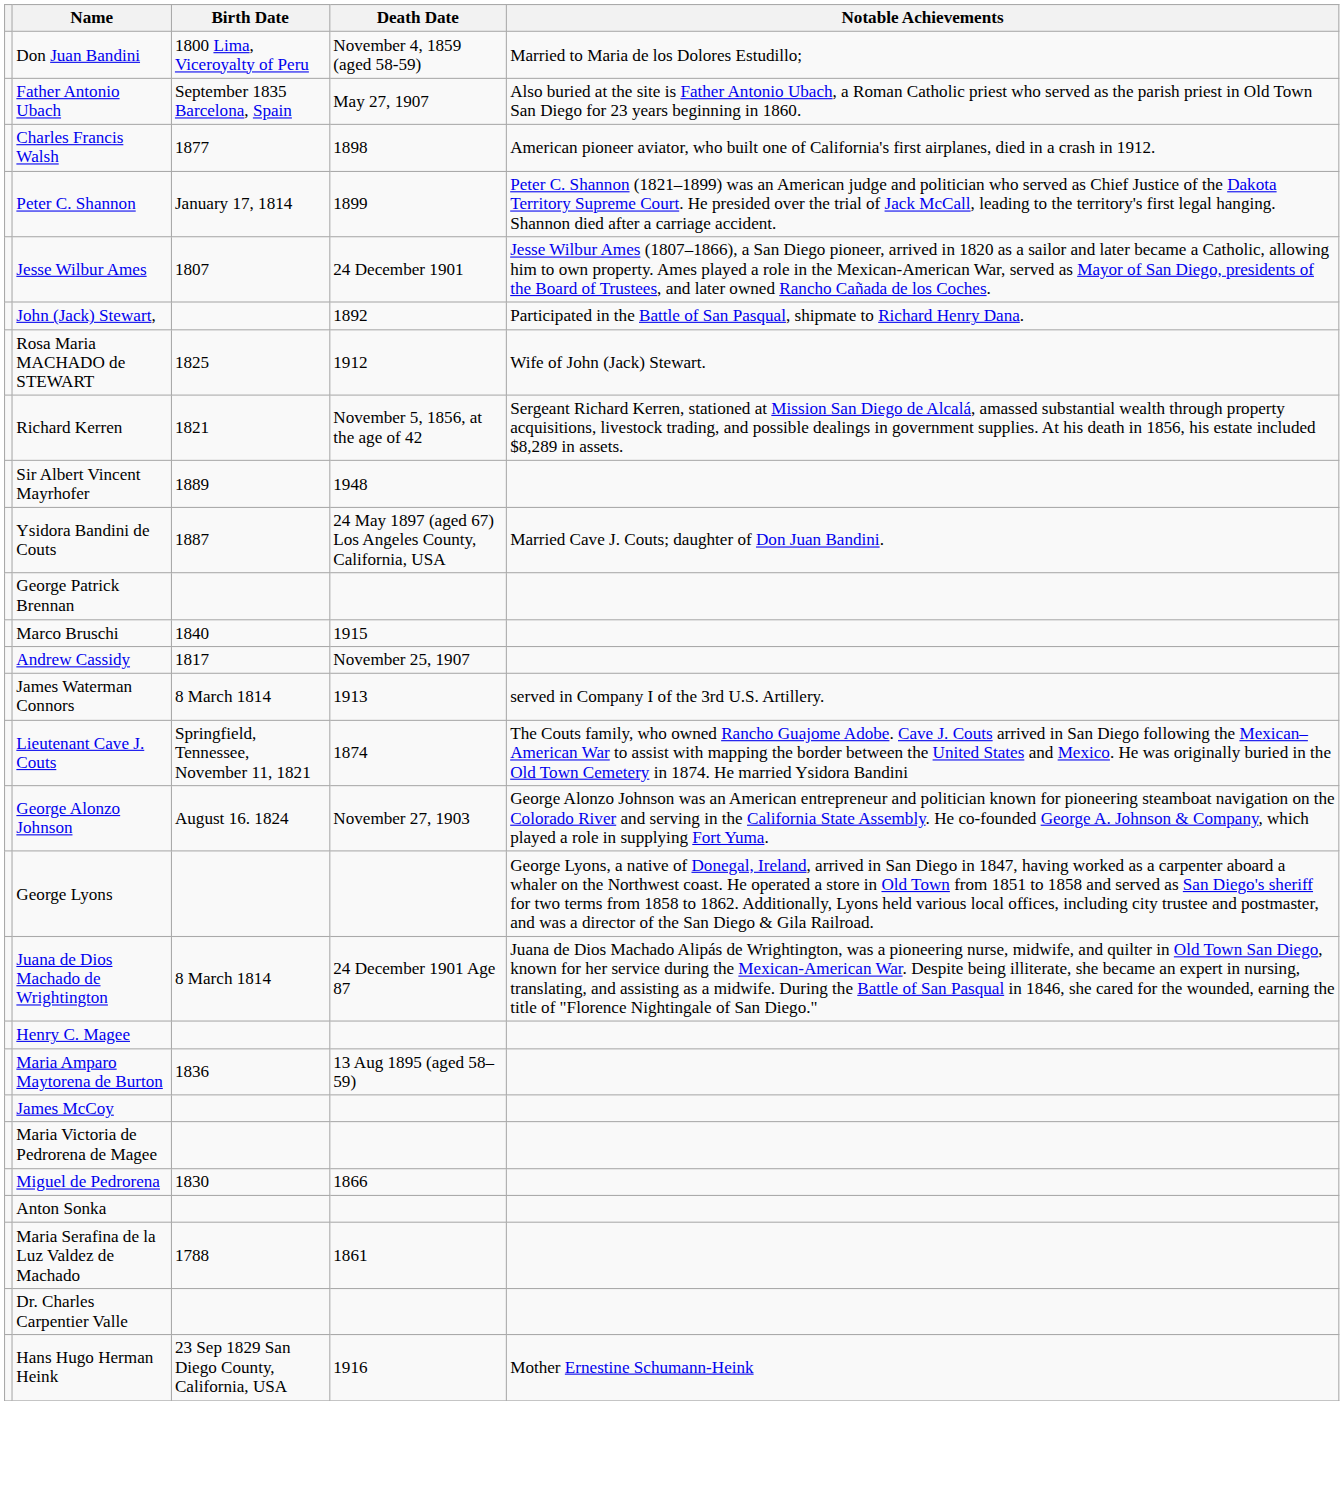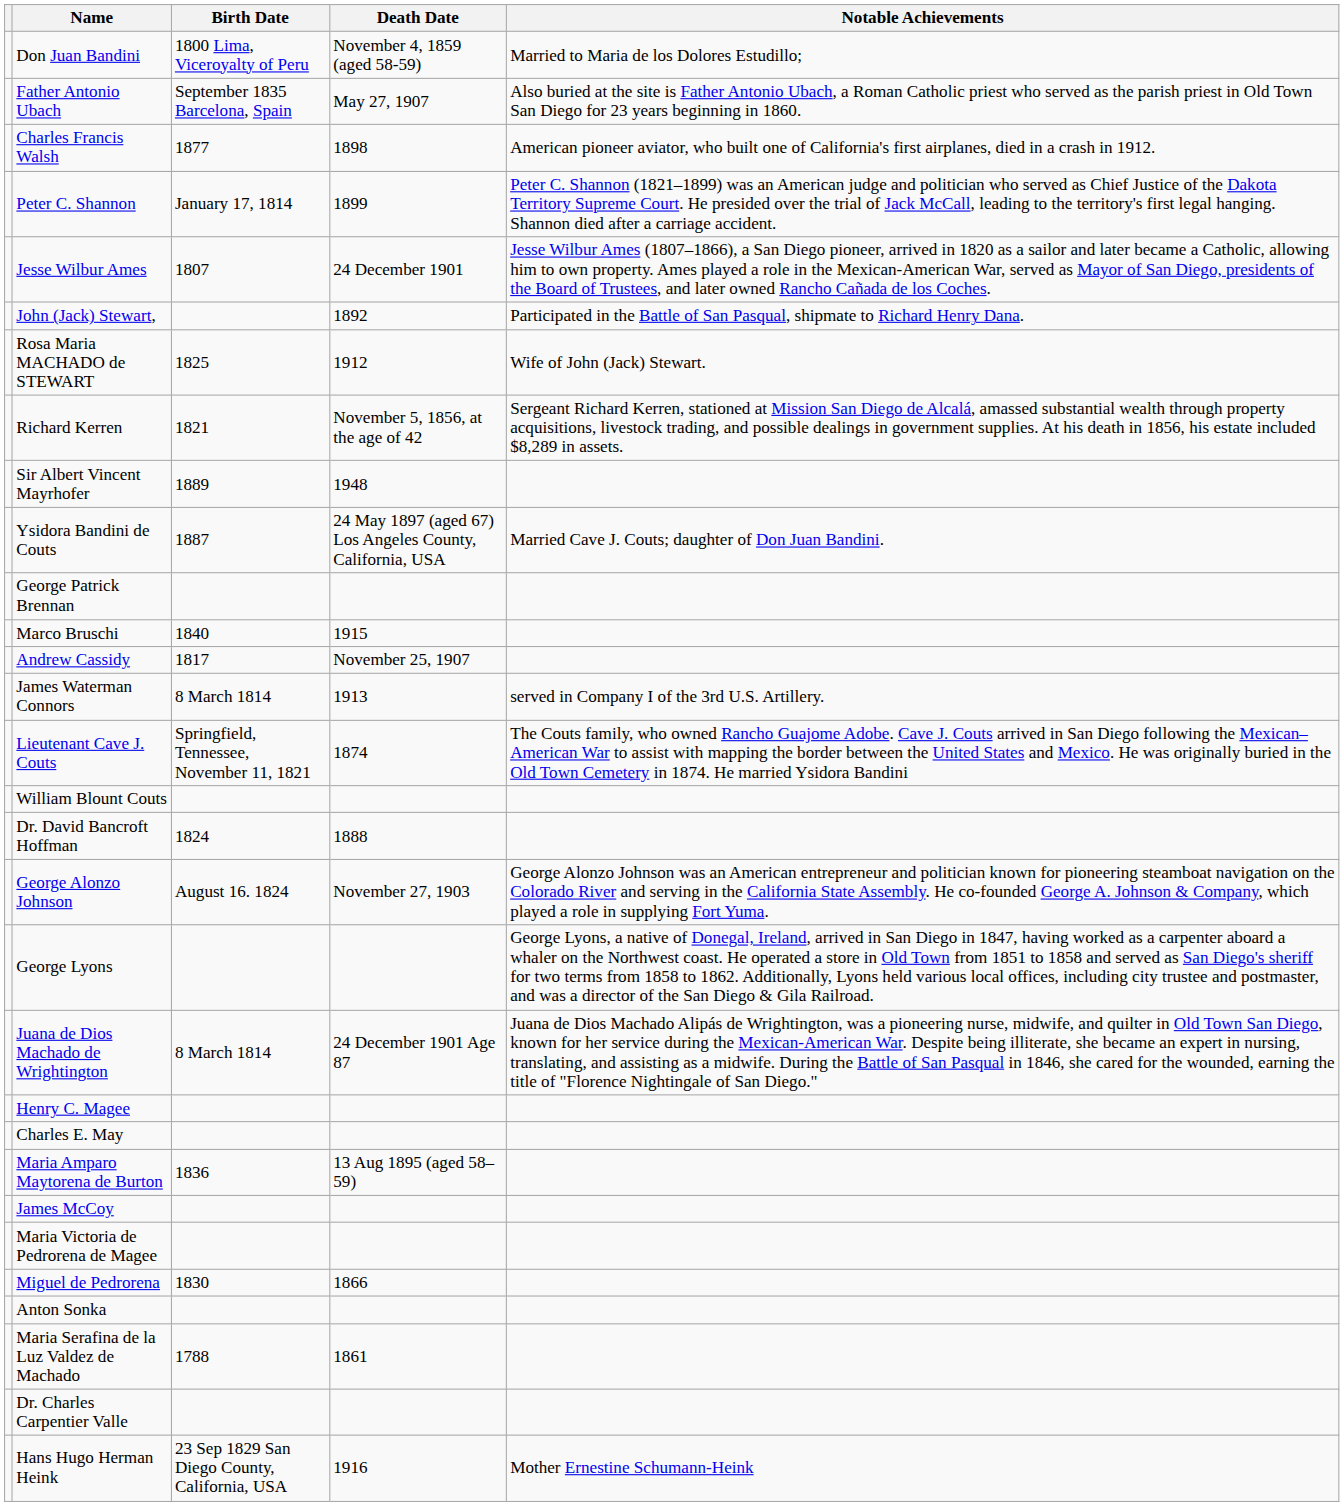+ row: (92, 799)
+ row: (82, 835)
+ row: (70, 1135)
